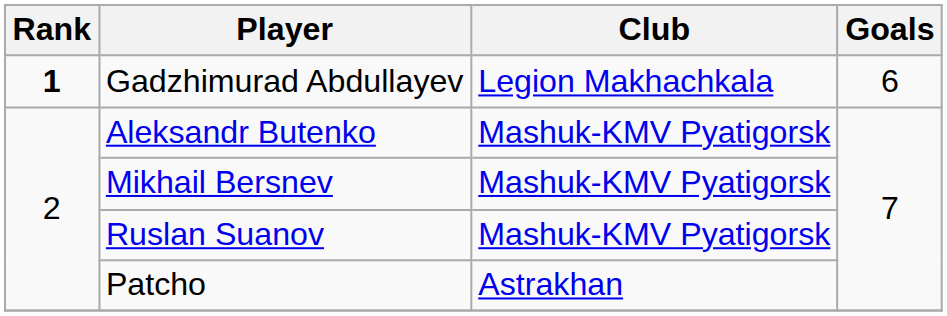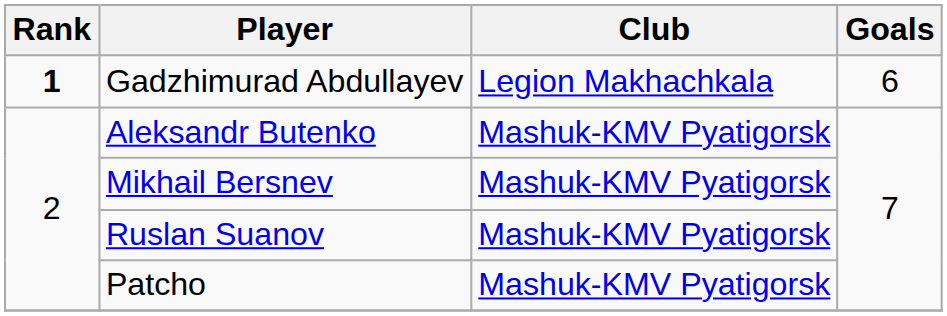(551, 285) Astrakhan -> (654, 285) Mashuk-KMV Pyatigorsk
